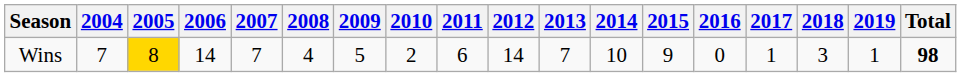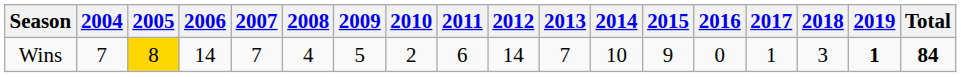(874, 54) normal -> (874, 54) bold
(928, 54) 98 -> (928, 54) 84
